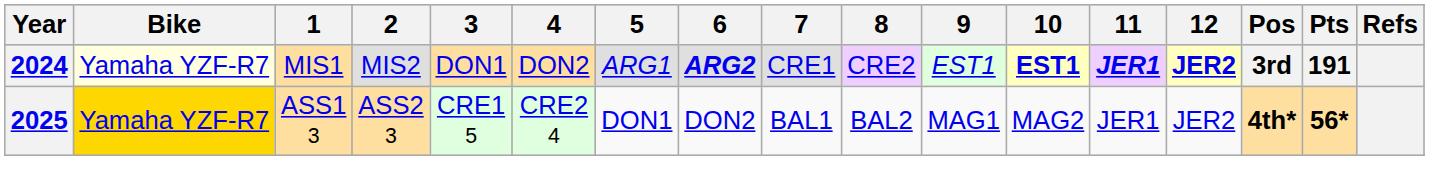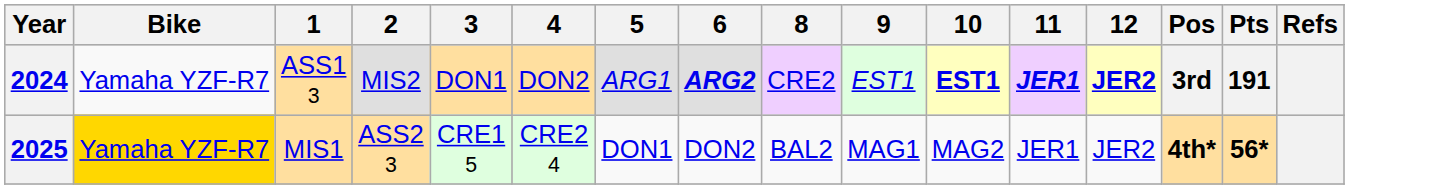- column: (801, 24)
(174, 65) lightyellow background -> (174, 79) no background
(314, 65) MIS1 -> (314, 79) ASS1 3
(314, 120) ASS1 3 -> (314, 149) MIS1
